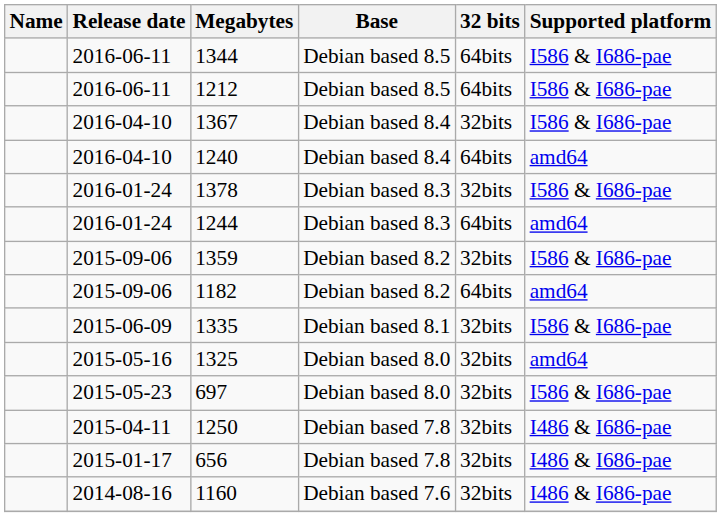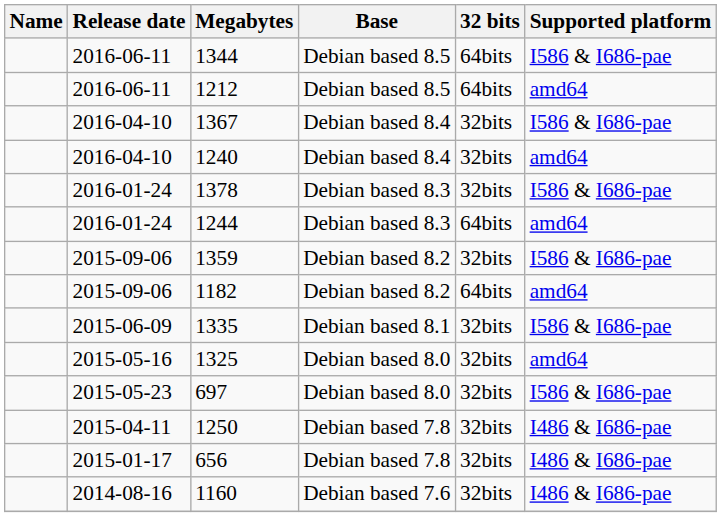(601, 88) I586 & I686-pae -> (559, 88) amd64
(486, 156) 64bits -> (486, 156) 32bits
